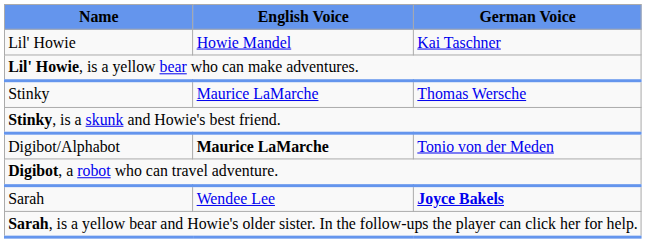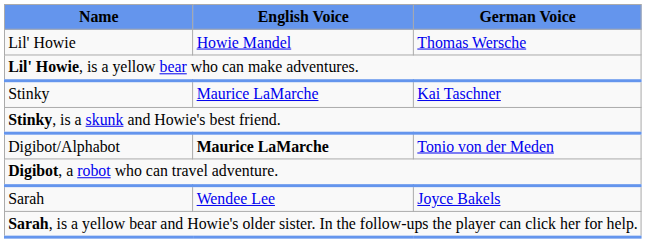(459, 42) Kai Taschner -> (472, 42) Thomas Wersche
(472, 94) Thomas Wersche -> (459, 94) Kai Taschner
(461, 198) bold -> (459, 198) normal
